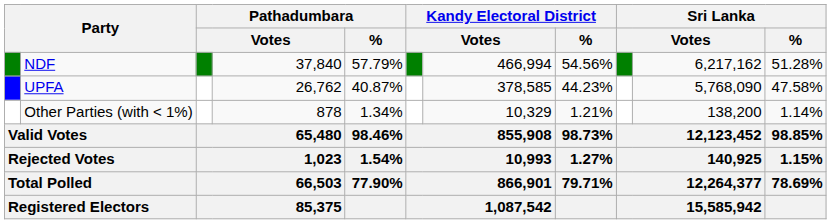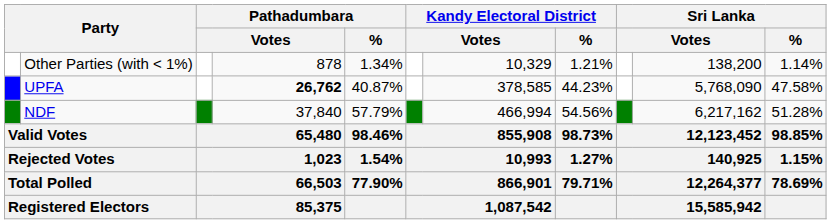rows swapped: (40, 64) <-> (108, 111)
(319, 87) normal -> (319, 87) bold
